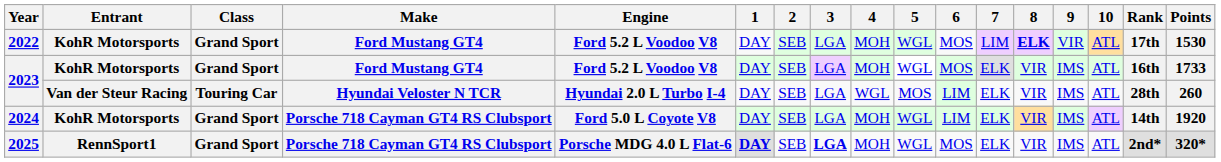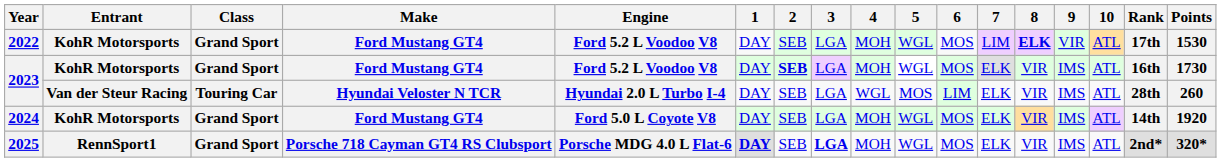(792, 67) normal -> (793, 67) bold
(1191, 67) 1733 -> (1192, 67) 1730
(419, 118) Porsche 718 Cayman GT4 RS Clubsport -> (419, 118) Ford Mustang GT4
(956, 118) LIM -> (957, 118) MOS
